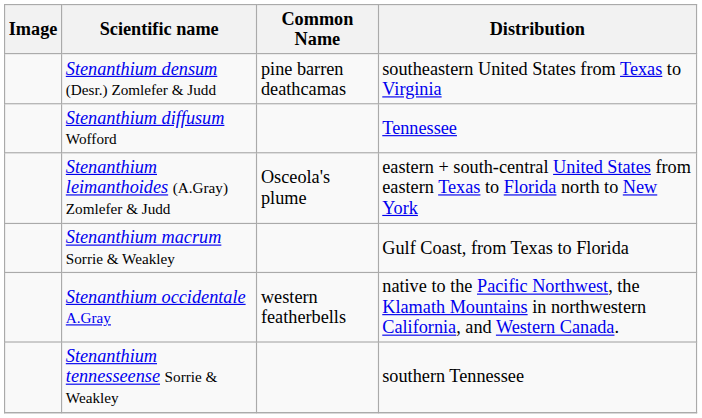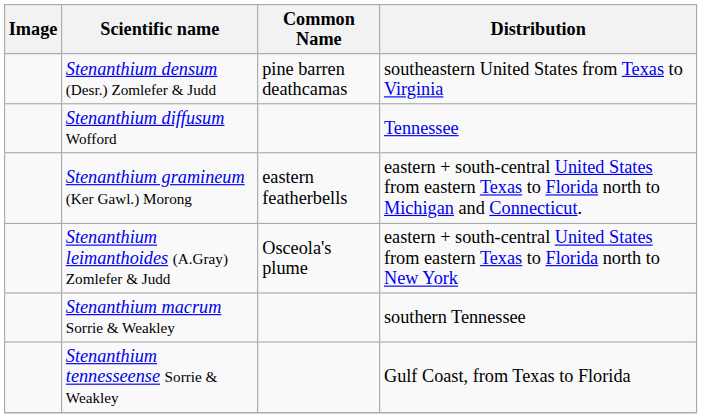+ row: (155, 187)
(506, 247) Gulf Coast, from Texas to Florida -> (455, 317) southern Tennessee
- row: (156, 307)
(453, 377) southern Tennessee -> (507, 377) Gulf Coast, from Texas to Florida
